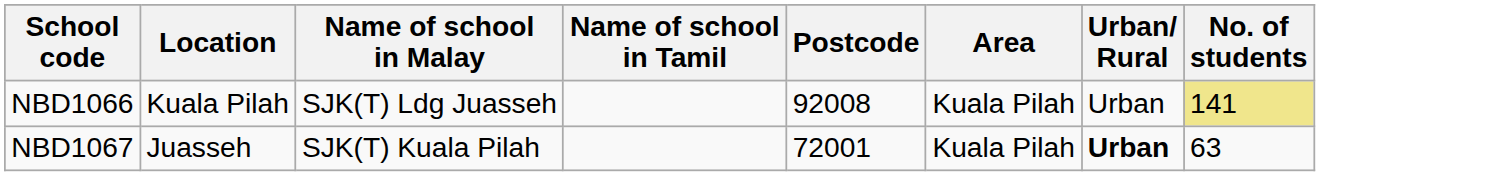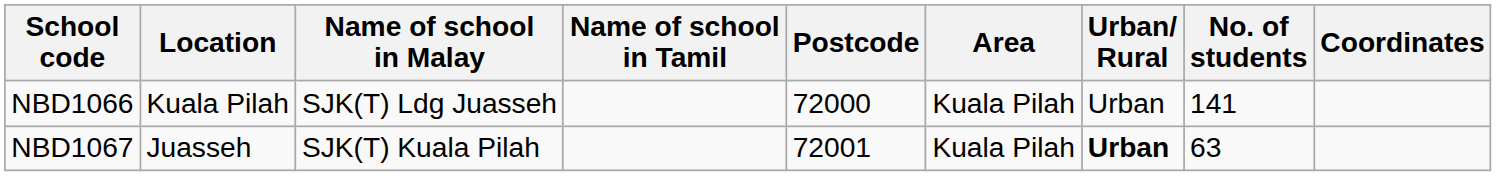+ column: (1402, 42)
(832, 103) 92008 -> (832, 103) 72000
(1214, 103) khaki background -> (1214, 103) no background
